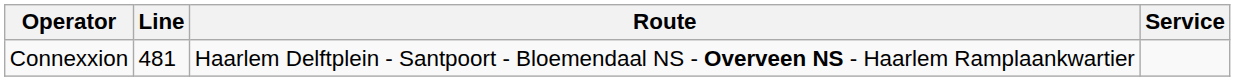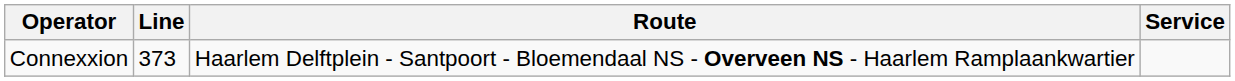(157, 57) 481 -> (157, 57) 373
